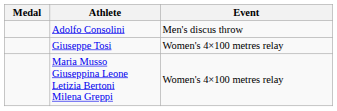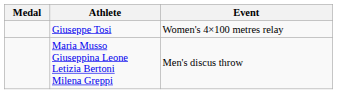- row: (88, 29)
(223, 79) Women's 4×100 metres relay -> (203, 63) Men's discus throw
